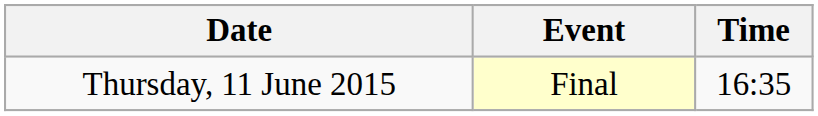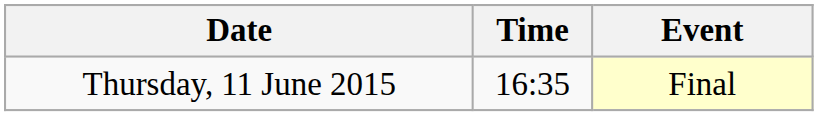columns swapped: (754, 30) <-> (584, 30)
